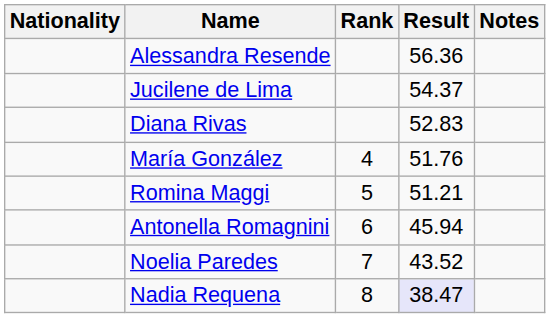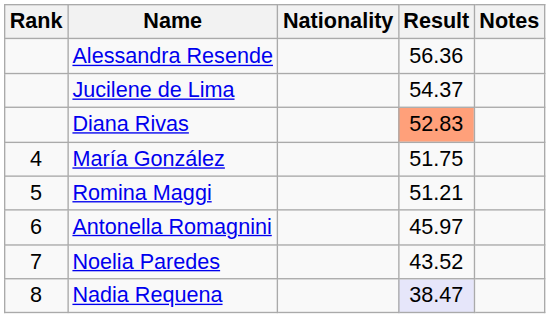columns swapped: (367, 21) <-> (65, 21)
(436, 124) no background -> (436, 124) lightsalmon background
(436, 158) 51.76 -> (436, 158) 51.75
(436, 227) 45.94 -> (436, 227) 45.97
